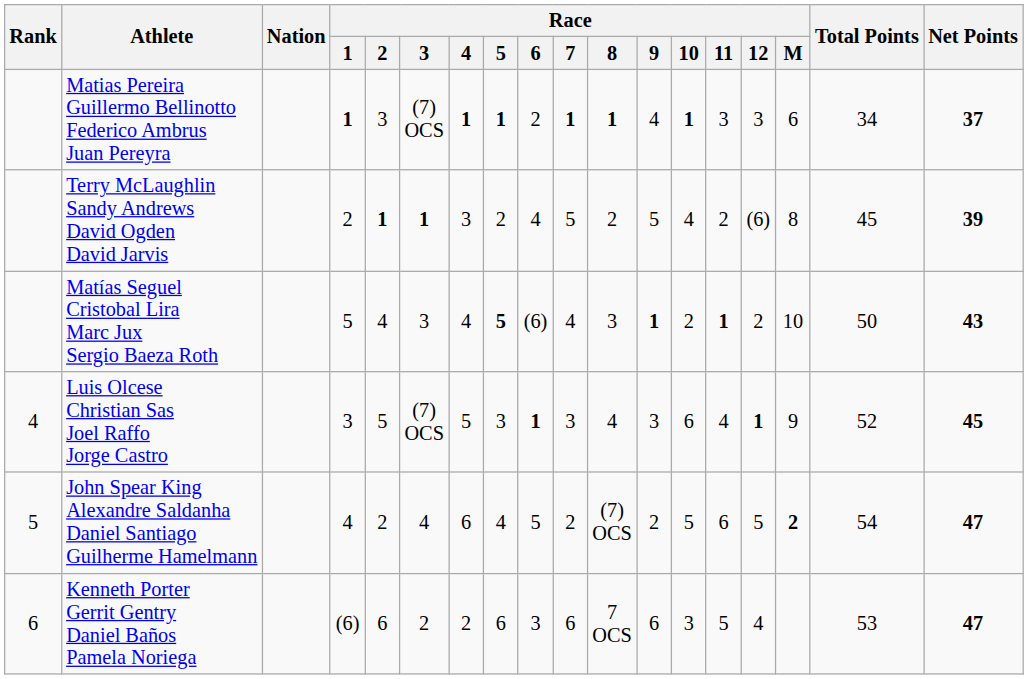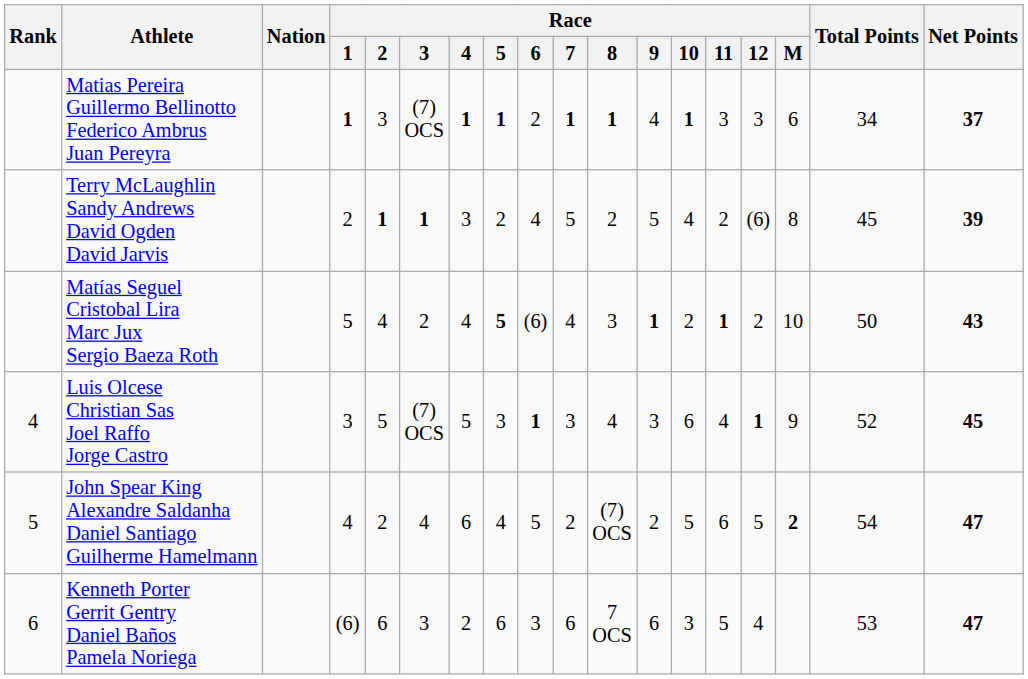(424, 320) 3 -> (424, 320) 2
(424, 623) 2 -> (424, 623) 3
